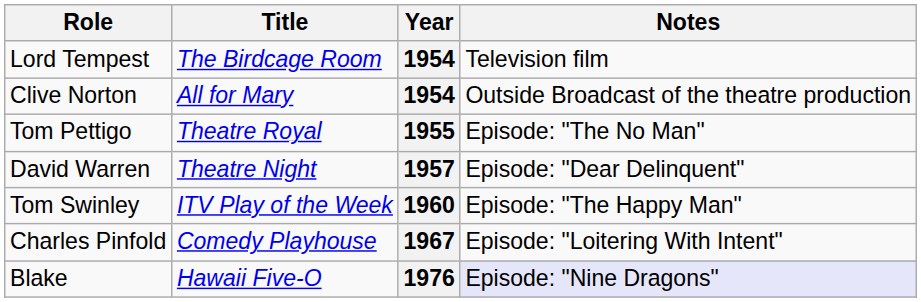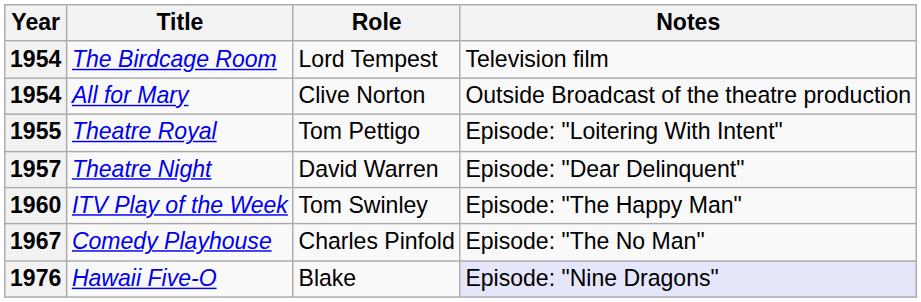columns swapped: (429, 22) <-> (88, 22)
(585, 132) Episode: "The No Man" -> (624, 132) Episode: "Loitering With Intent"
(624, 242) Episode: "Loitering With Intent" -> (585, 242) Episode: "The No Man"
